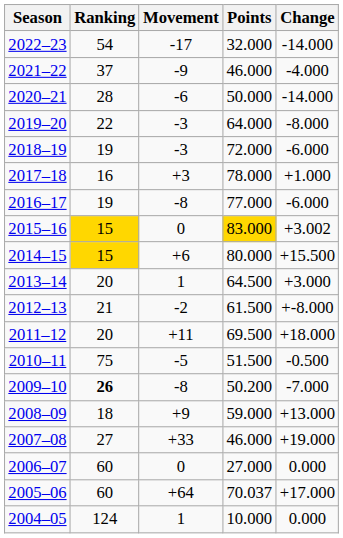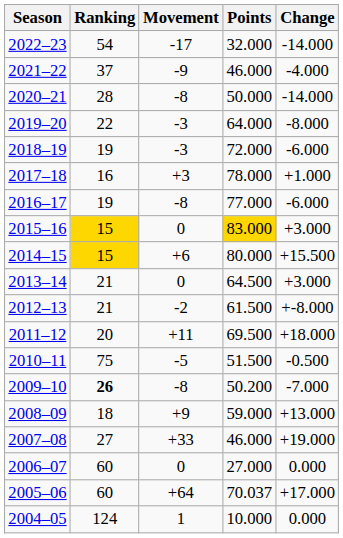(181, 96) -6 -> (181, 96) -8
(307, 228) +3.002 -> (307, 228) +3.000
(105, 281) 20 -> (105, 281) 21
(181, 281) 1 -> (181, 281) 0
